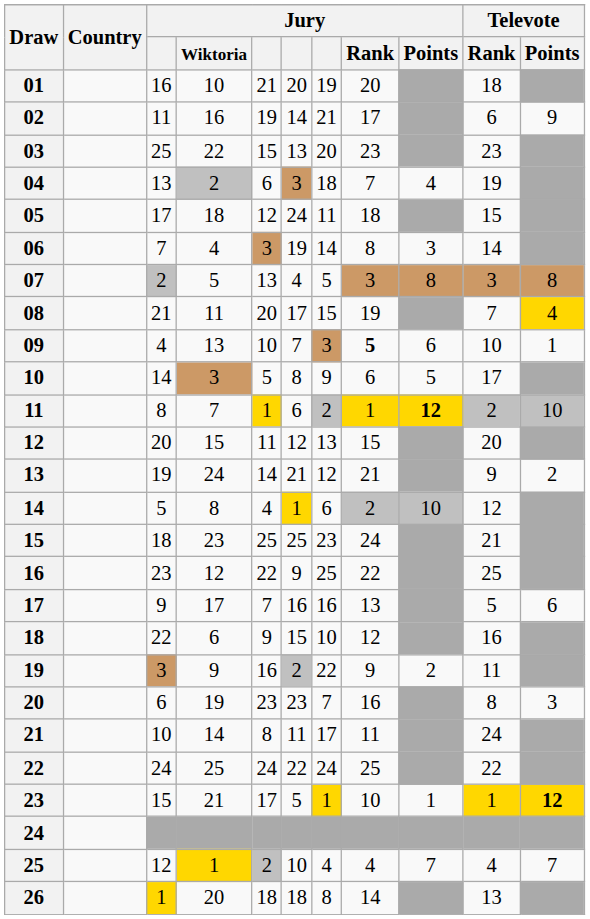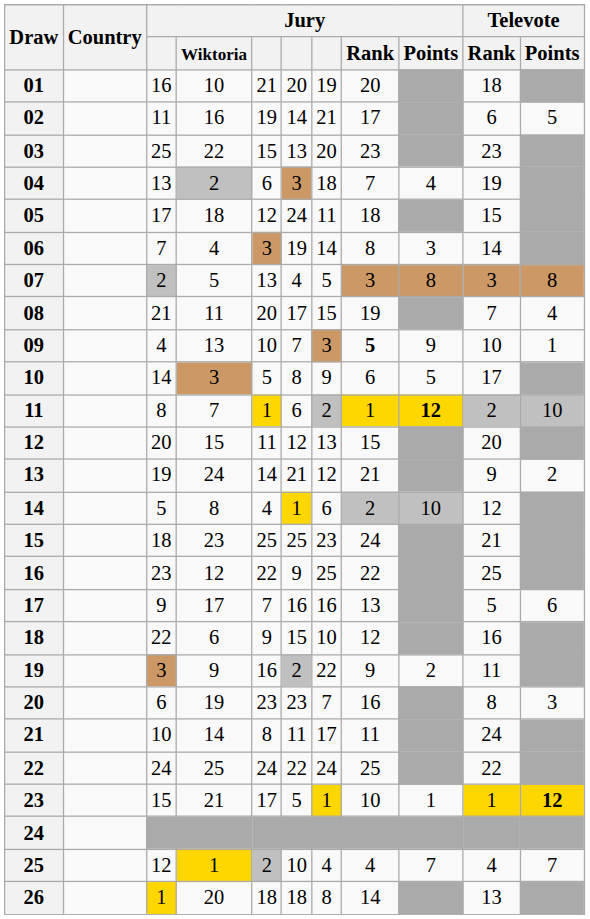(552, 118) 9 -> (552, 118) 5
(552, 313) gold background -> (552, 313) no background
(431, 345) 6 -> (431, 345) 9
